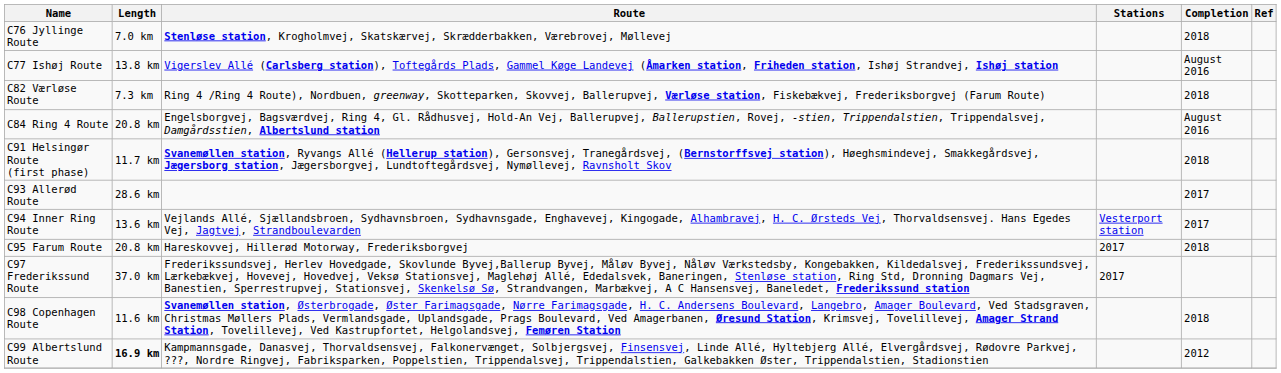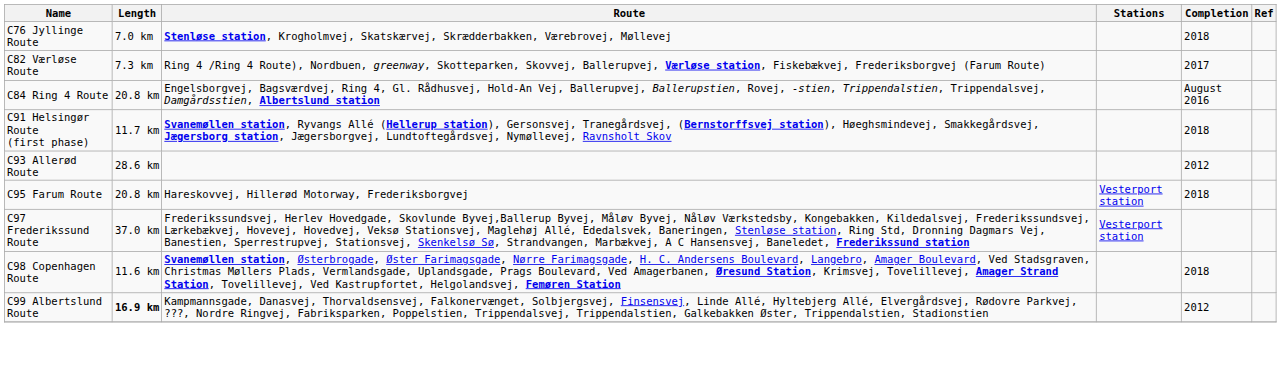- row: (54, 66)
(1197, 95) 2018 -> (1197, 66) 2017
(1197, 195) 2017 -> (1197, 166) 2012
- row: (51, 224)
(1112, 247) 2017 -> (1131, 195) Vesterport station
(1112, 277) 2017 -> (1131, 230) Vesterport station
